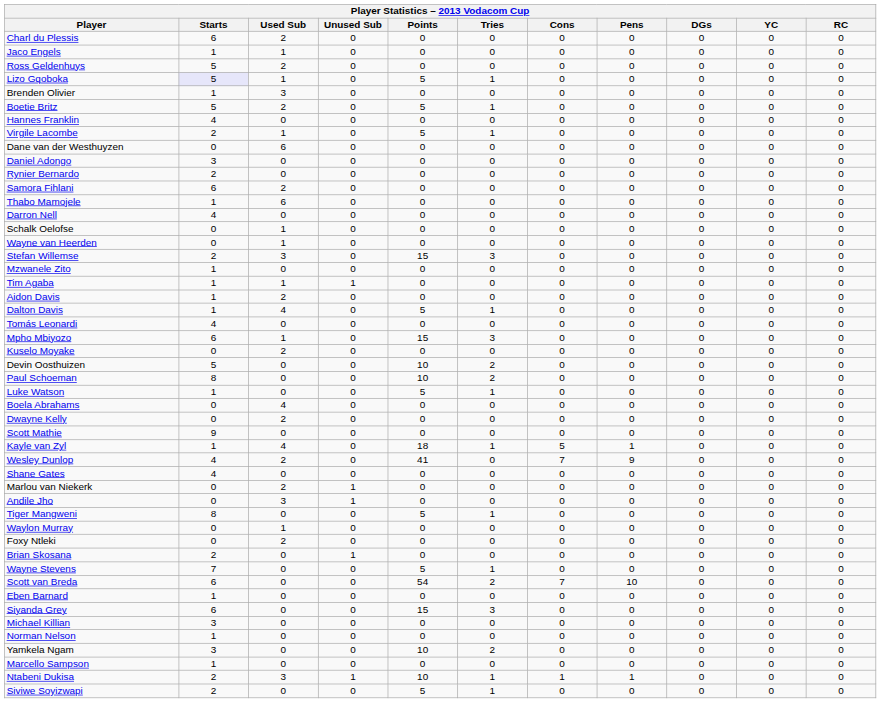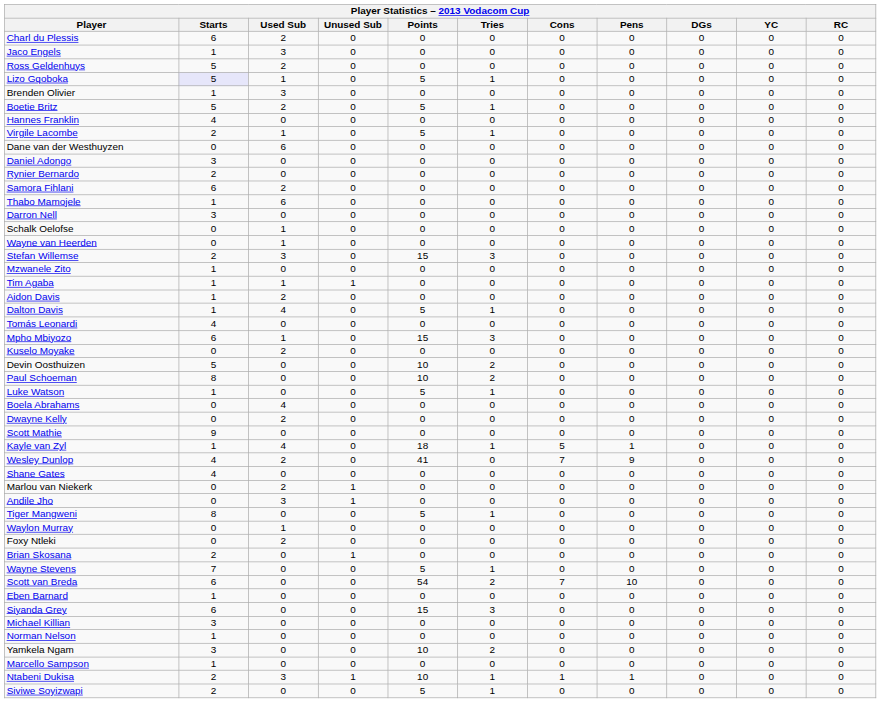(283, 52) 1 -> (283, 52) 3
(213, 215) 4 -> (213, 215) 3
